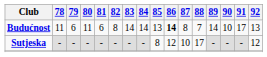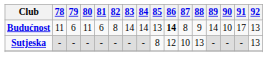(199, 27) 7 -> (199, 27) 9
(199, 43) 17 -> (199, 43) 13
(255, 43) 12 -> (255, 43) 13
